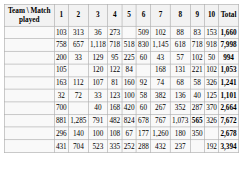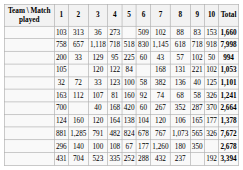rows swapped: (61, 82) <-> (61, 95)
+ row: (61, 120)
(197, 120) bold -> (197, 133) normal
